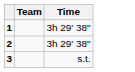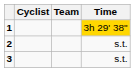+ column: (33, 12)
(68, 28) no background -> (106, 28) gold background
(68, 43) 3h 29' 38" -> (121, 43) s.t.
